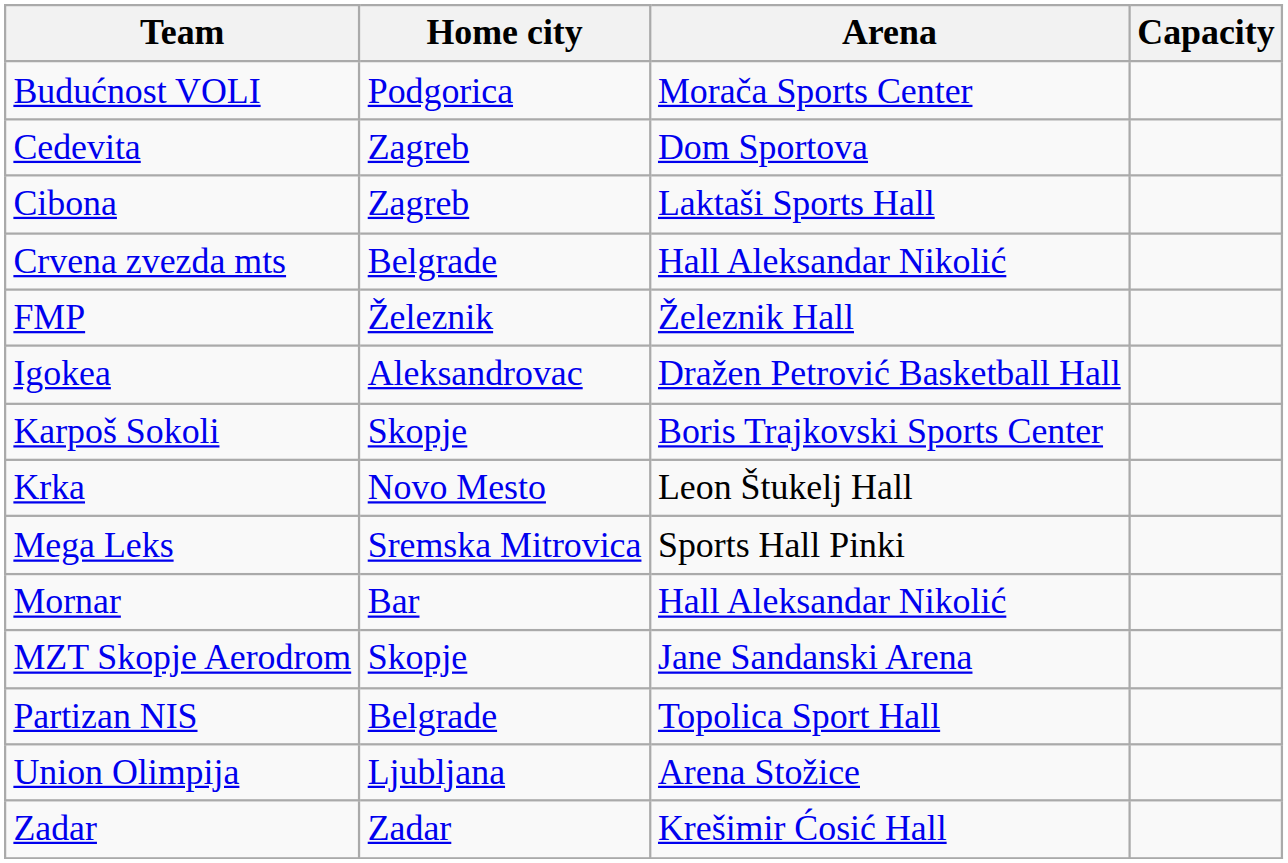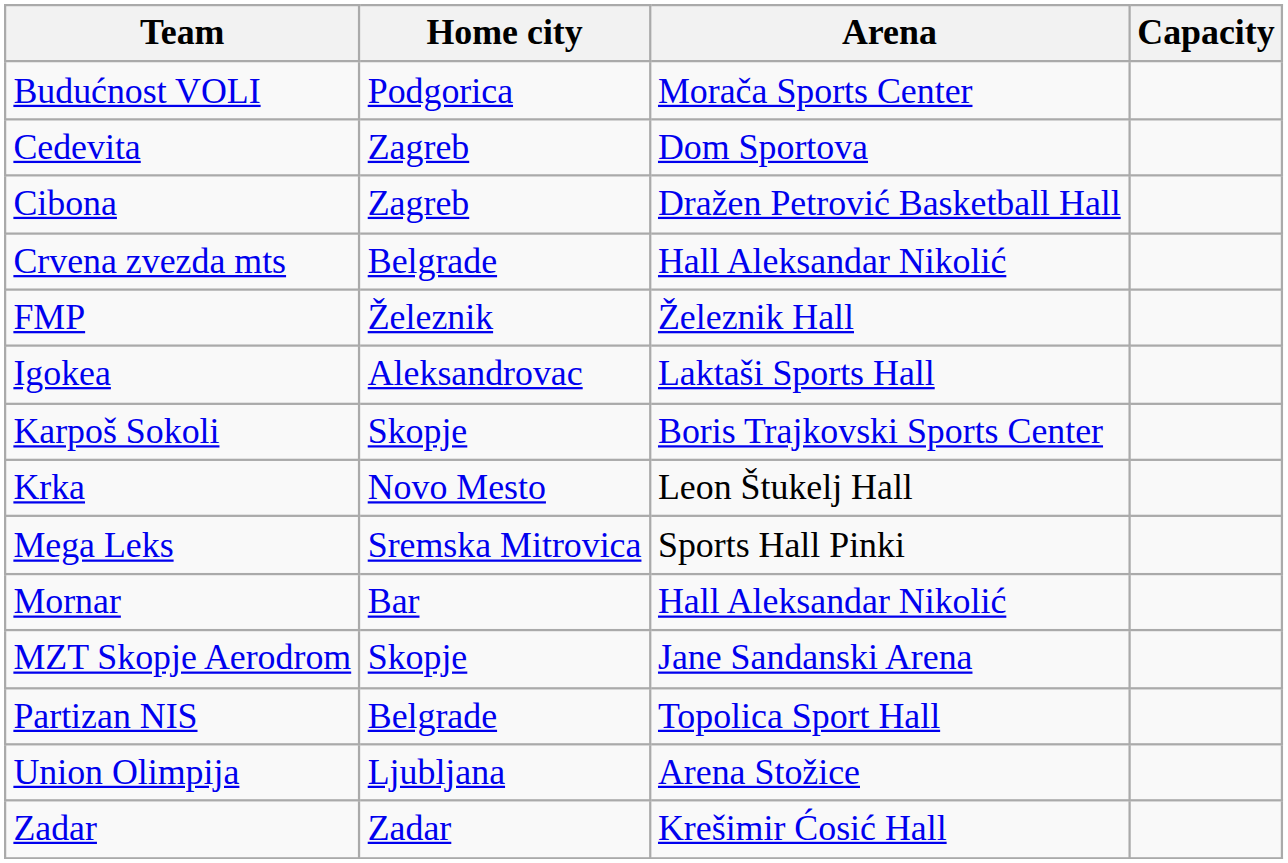(796, 203) Laktaši Sports Hall -> (889, 203) Dražen Petrović Basketball Hall
(889, 373) Dražen Petrović Basketball Hall -> (796, 373) Laktaši Sports Hall
